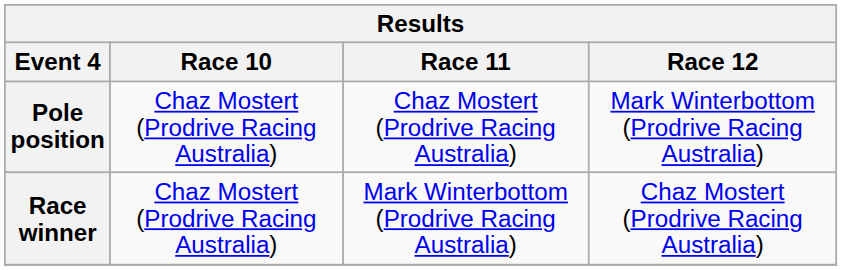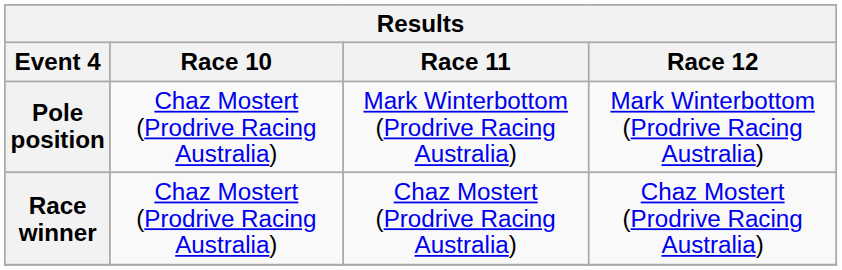(466, 127) Chaz Mostert (Prodrive Racing Australia) -> (466, 127) Mark Winterbottom (Prodrive Racing Australia)
(466, 218) Mark Winterbottom (Prodrive Racing Australia) -> (466, 218) Chaz Mostert (Prodrive Racing Australia)
